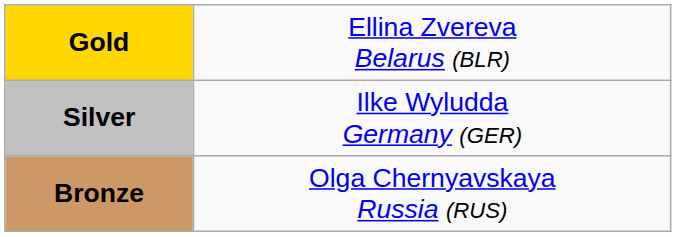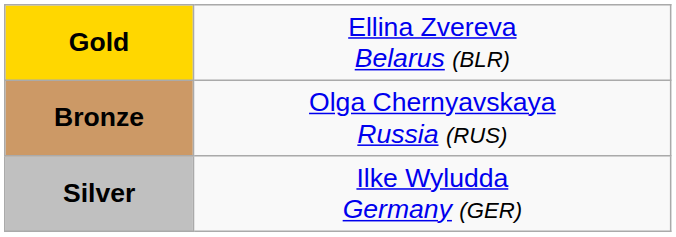rows swapped: (99, 117) <-> (99, 192)
